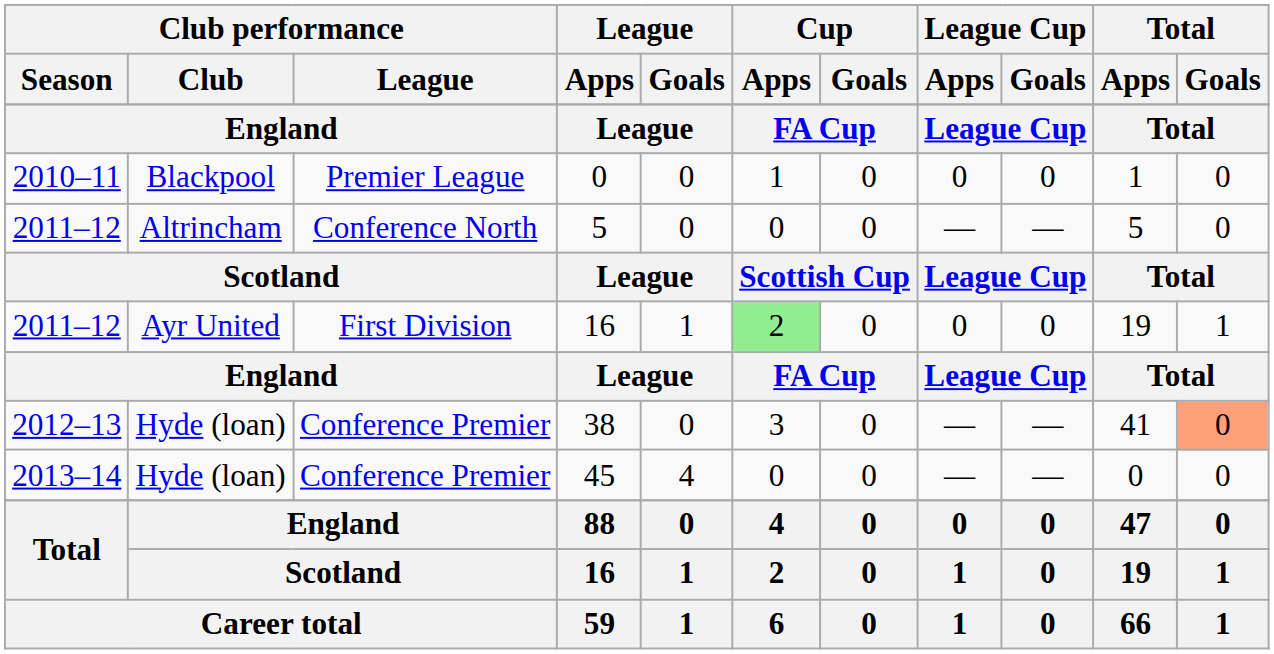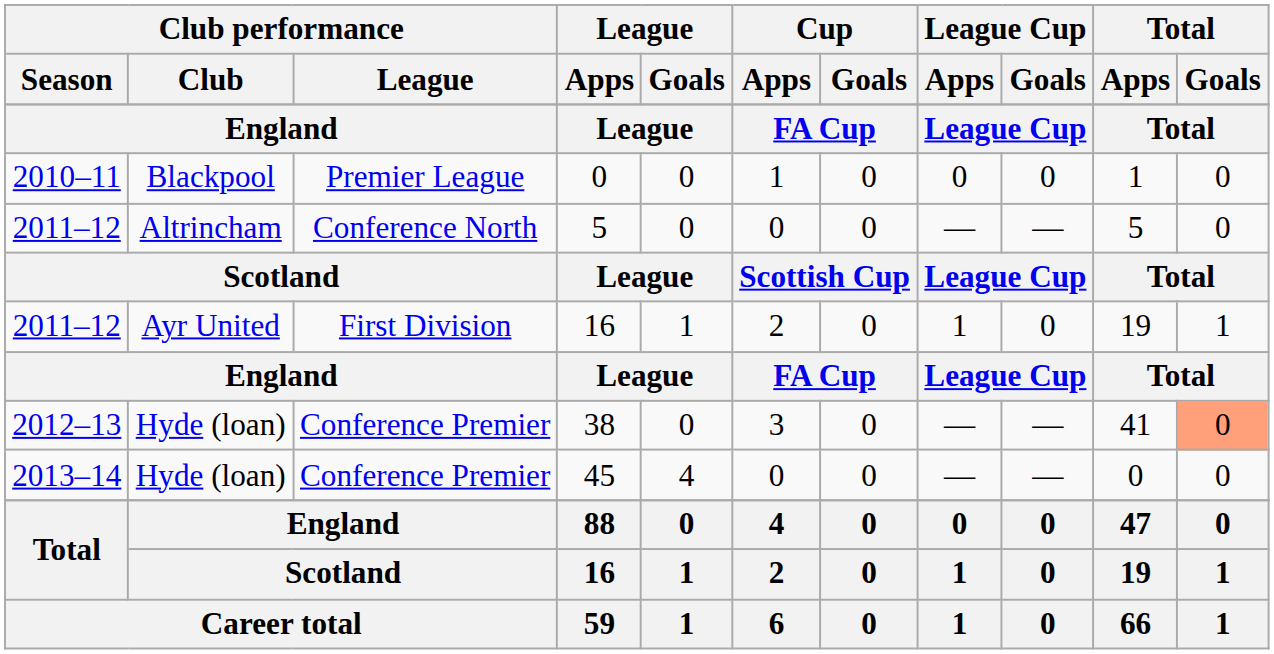(776, 326) lightgreen background -> (776, 326) no background
(960, 326) 0 -> (960, 326) 1
